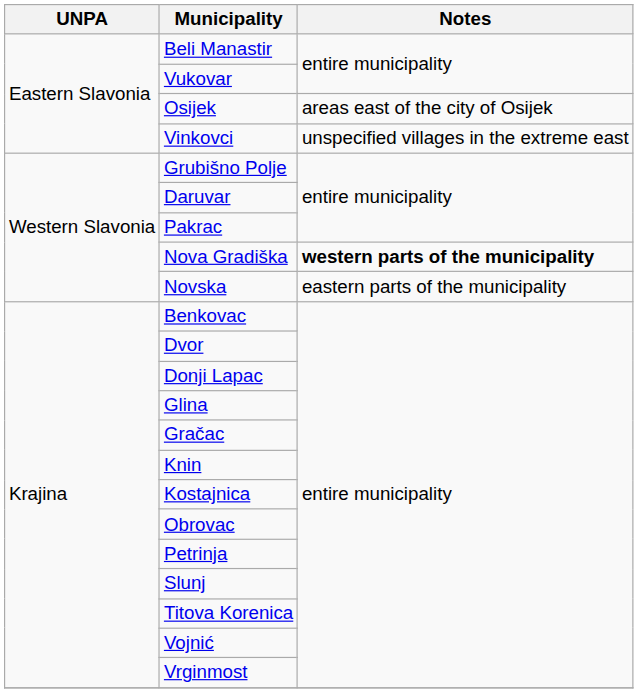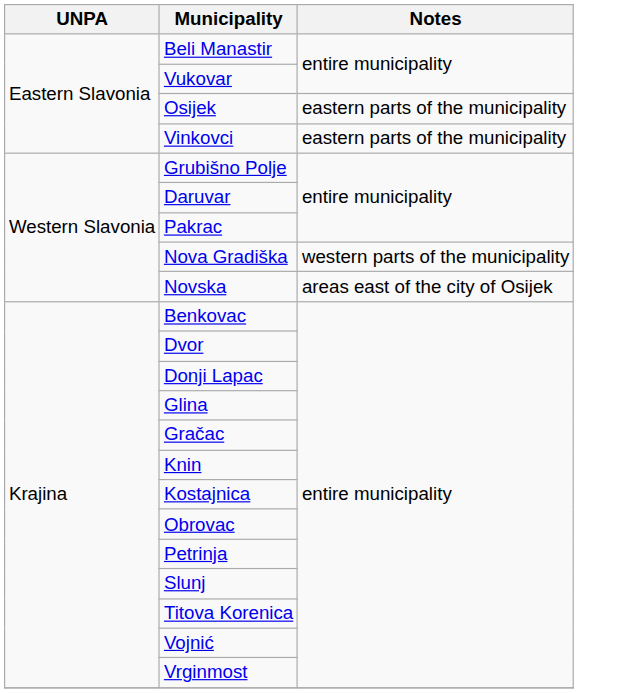(427, 108) areas east of the city of Osijek -> (434, 108) eastern parts of the municipality
(465, 138) unspecified villages in the extreme east -> (434, 138) eastern parts of the municipality
(448, 256) bold -> (436, 256) normal
(434, 286) eastern parts of the municipality -> (427, 286) areas east of the city of Osijek
